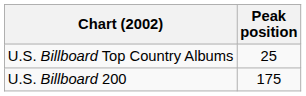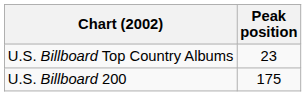(269, 56) 25 -> (269, 56) 23
